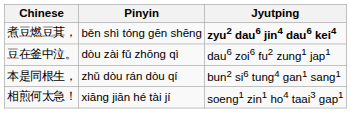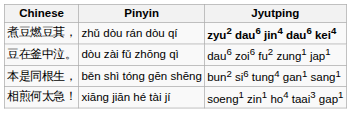(142, 33) běn shì tóng gēn shēng -> (129, 33) zhǔ dòu rán dòu qí
(129, 76) zhǔ dòu rán dòu qí -> (142, 76) běn shì tóng gēn shēng
